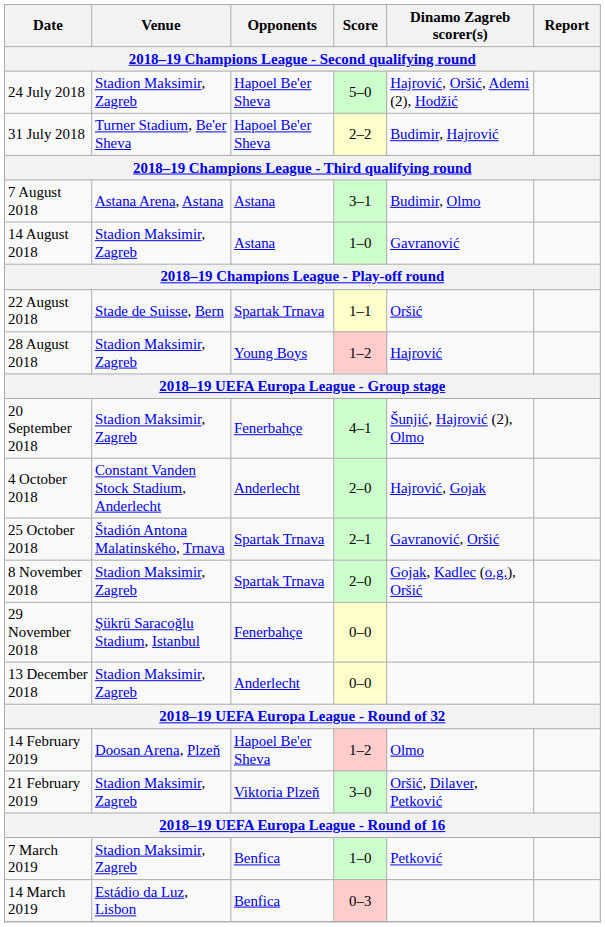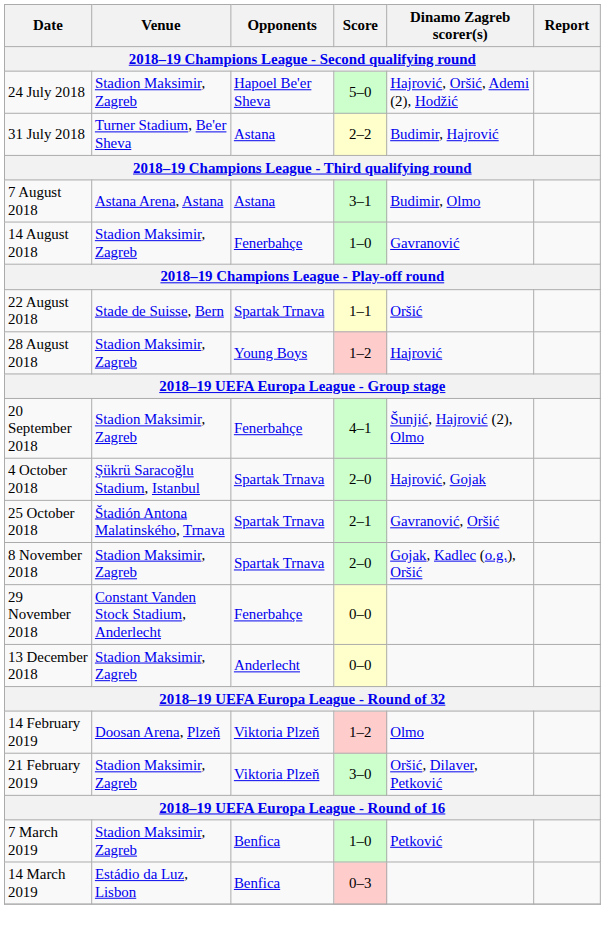(273, 134) Hapoel Be'er Sheva -> (255, 134) Astana
(255, 243) Astana -> (268, 243) Fenerbahçe
(145, 488) Constant Vanden Stock Stadium, Anderlecht -> (147, 479) Şükrü Saracoğlu Stadium, Istanbul
(267, 488) Anderlecht -> (279, 479) Spartak Trnava
(147, 632) Şükrü Saracoğlu Stadium, Istanbul -> (145, 614) Constant Vanden Stock Stadium, Anderlecht
(273, 750) Hapoel Be'er Sheva -> (277, 732) Viktoria Plzeň
